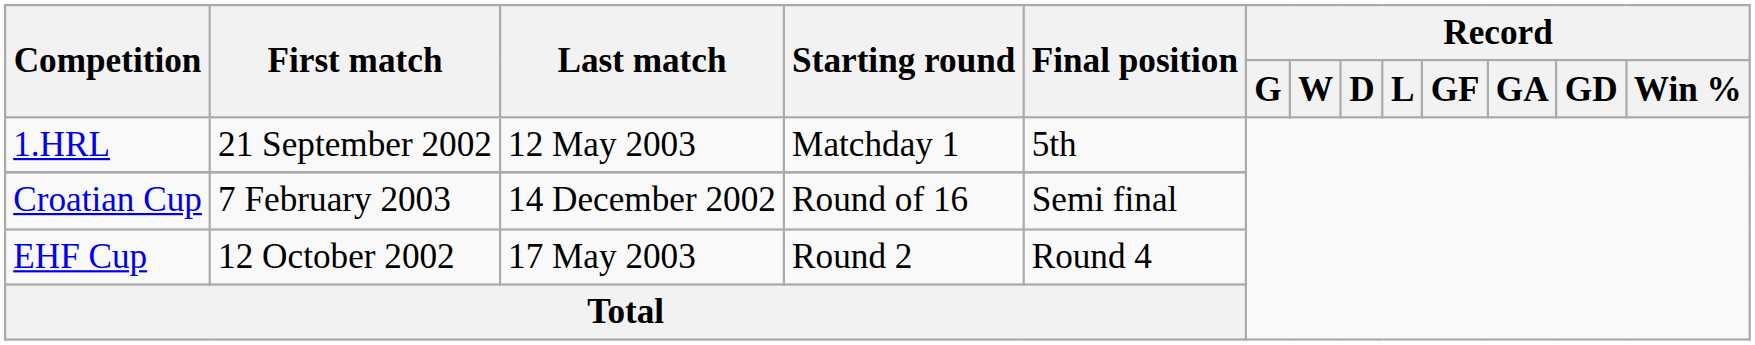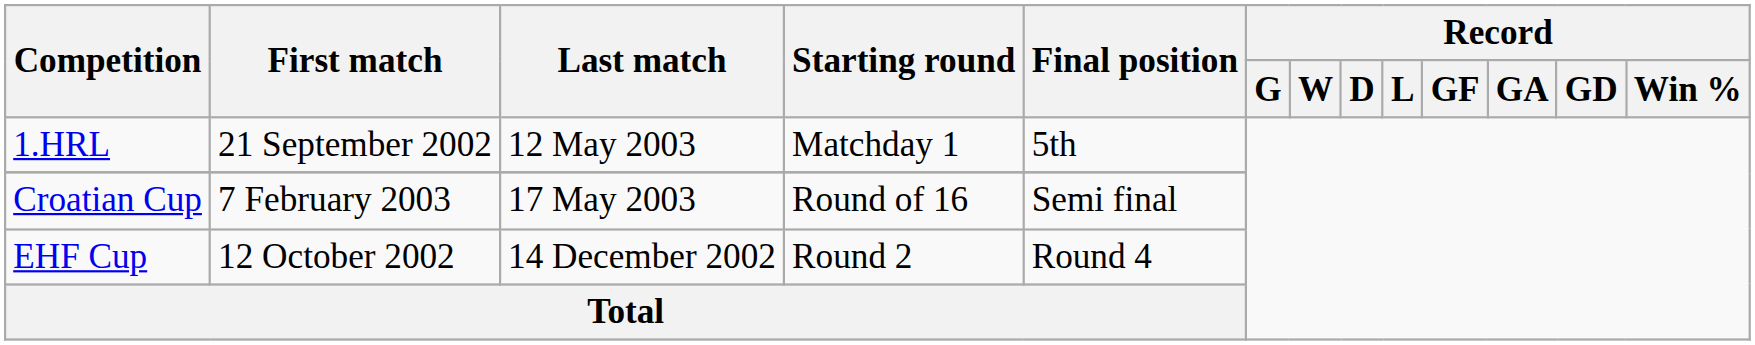(642, 199) 14 December 2002 -> (602, 199) 17 May 2003
(602, 255) 17 May 2003 -> (642, 255) 14 December 2002
